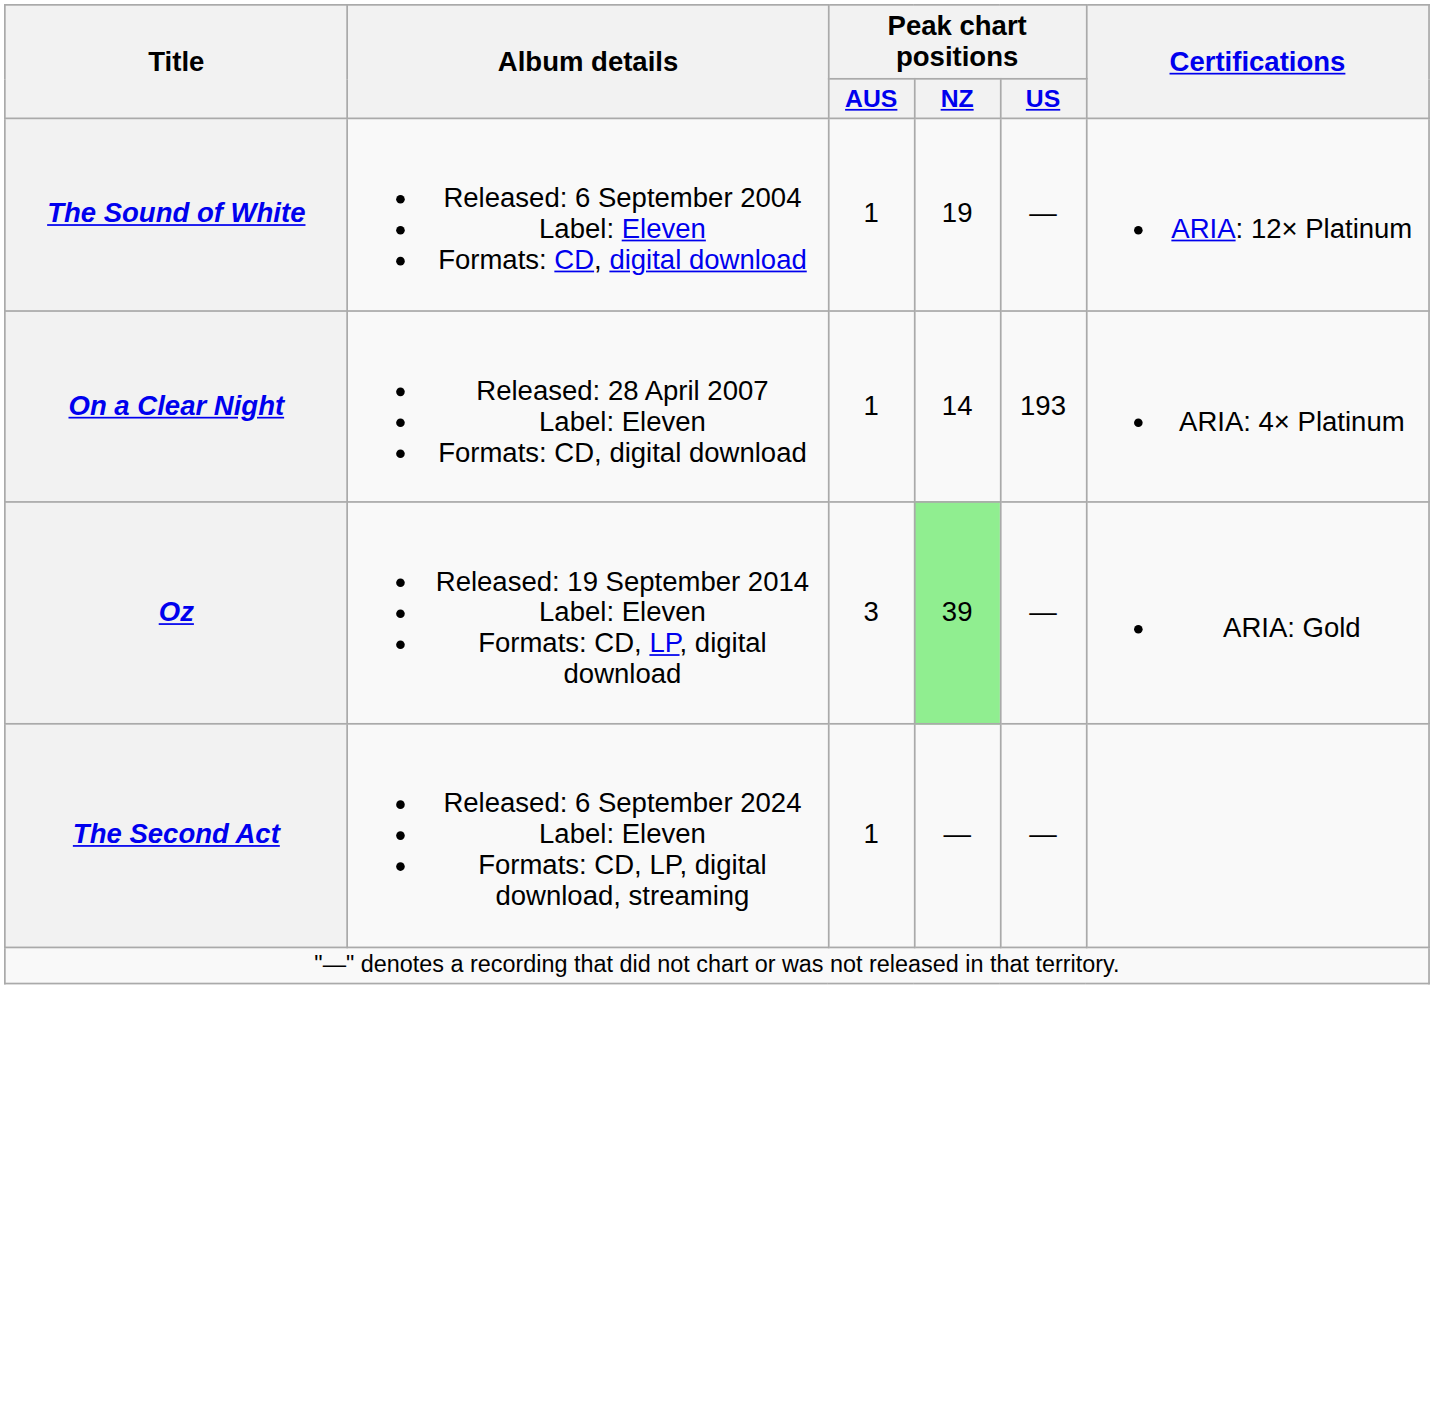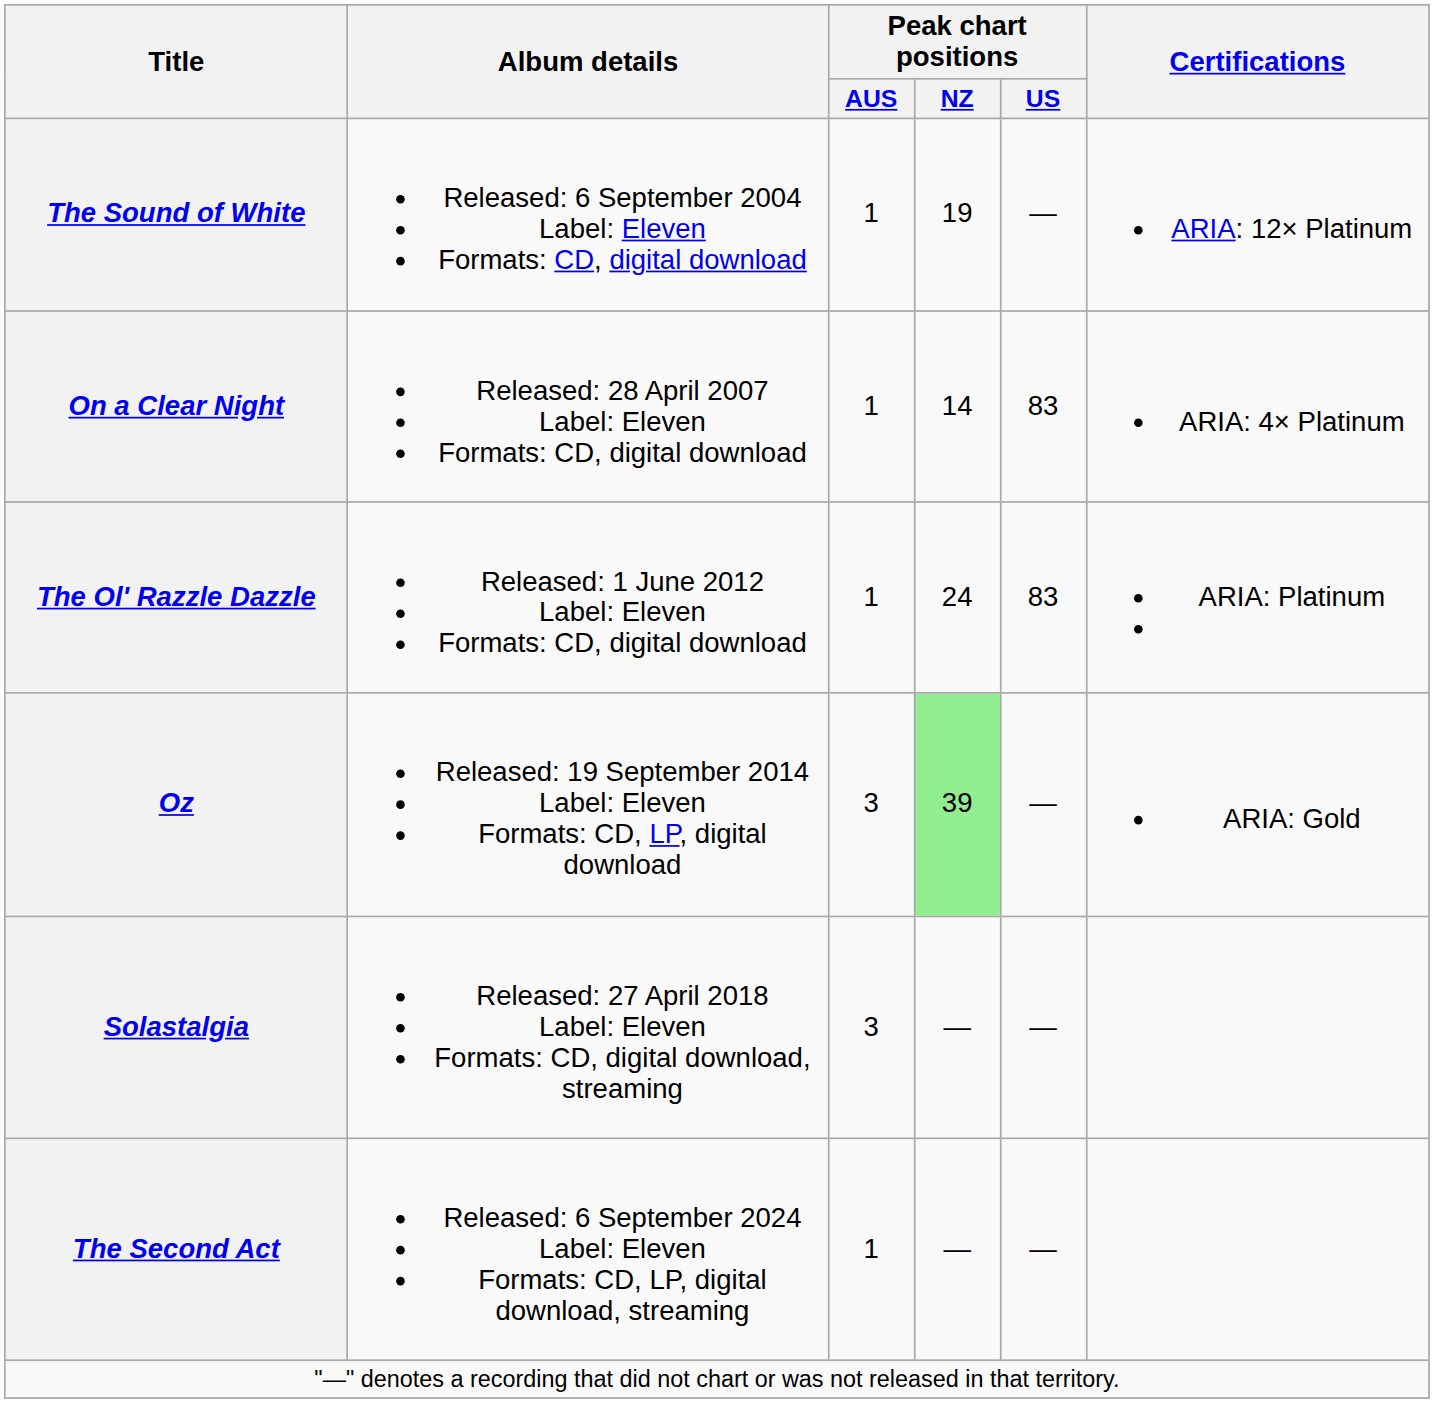(1043, 405) 193 -> (1043, 405) 83
+ row: (176, 597)
+ row: (176, 1026)
